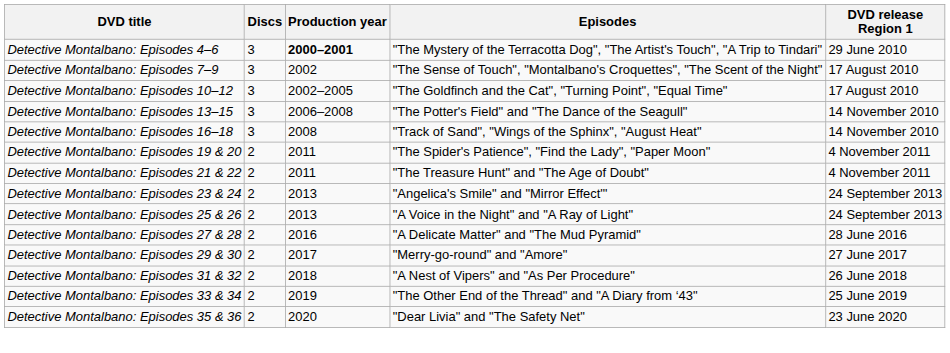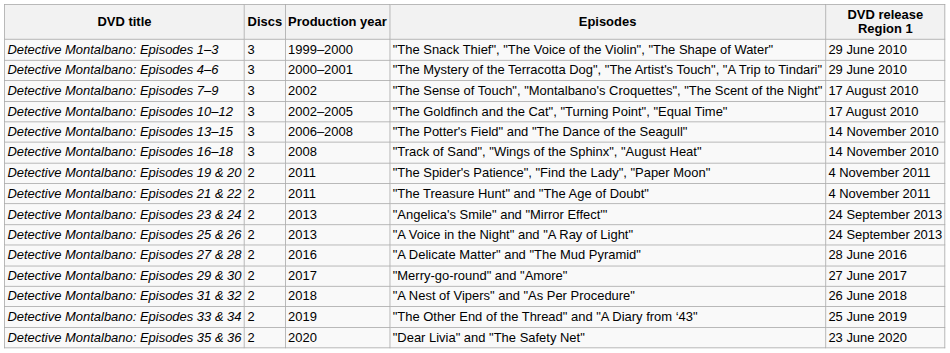+ row: (113, 49)
(321, 49) bold -> (321, 70) normal
